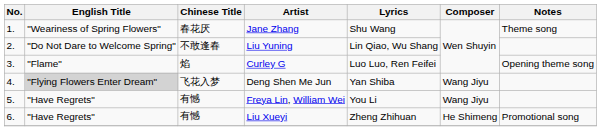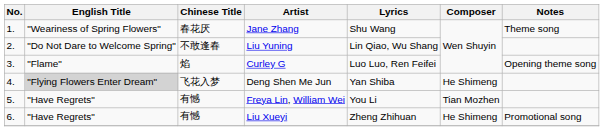(466, 81) Wang Jiyu -> (470, 81) He Shimeng
(466, 99) Wang Jiyu -> (471, 99) Tian Mozhen
